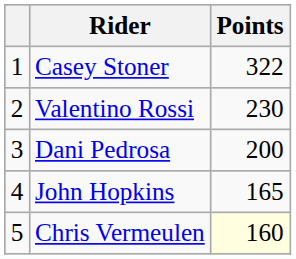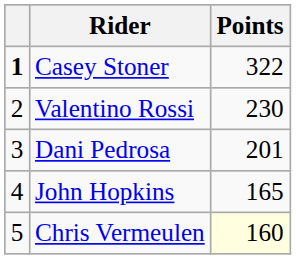(17, 67) normal -> (17, 67) bold
(265, 150) 200 -> (265, 150) 201
